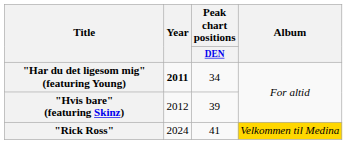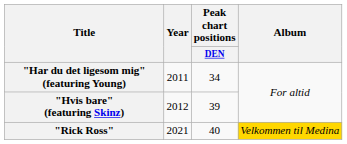(178, 77) bold -> (178, 77) normal
(178, 130) 2024 -> (178, 130) 2021
(215, 130) 41 -> (215, 130) 40
